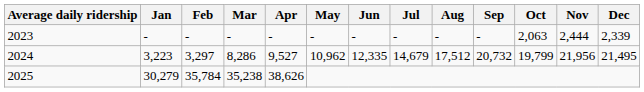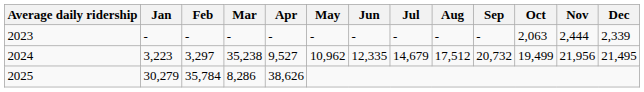(241, 55) 8,286 -> (244, 55) 35,238
(536, 55) 19,799 -> (536, 55) 19,499
(244, 76) 35,238 -> (241, 76) 8,286
